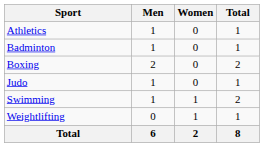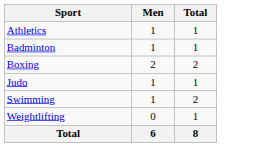- column: (195, 13)
